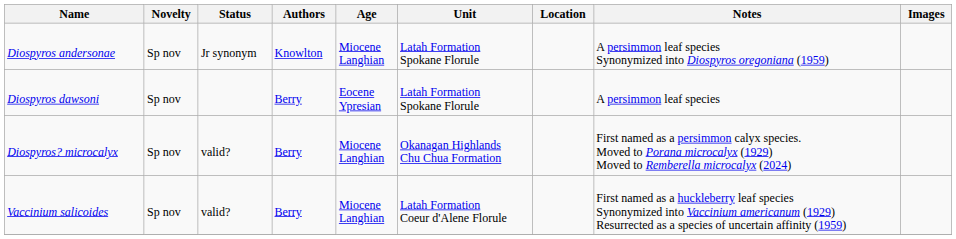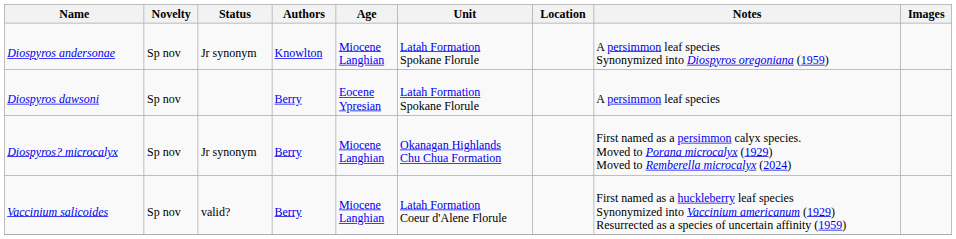(216, 152) valid? -> (229, 152) Jr synonym
